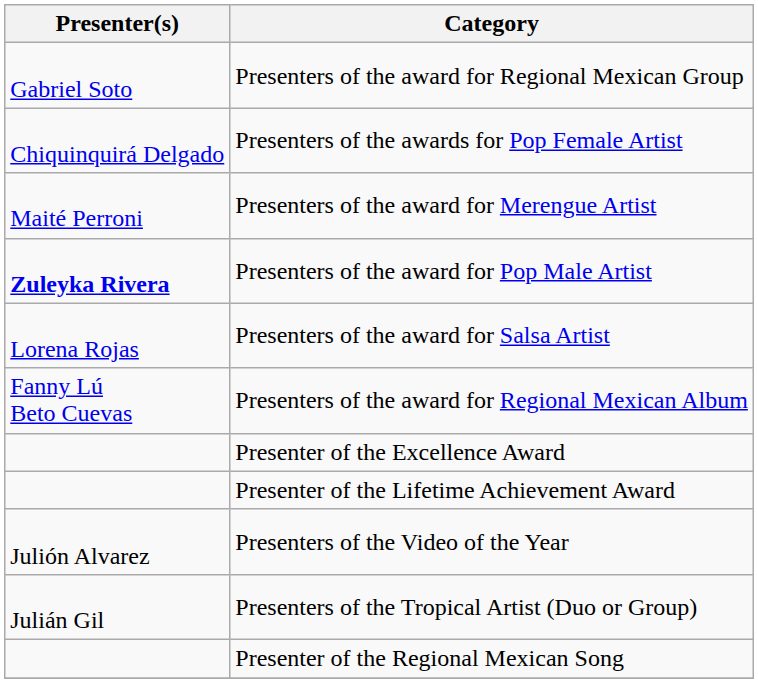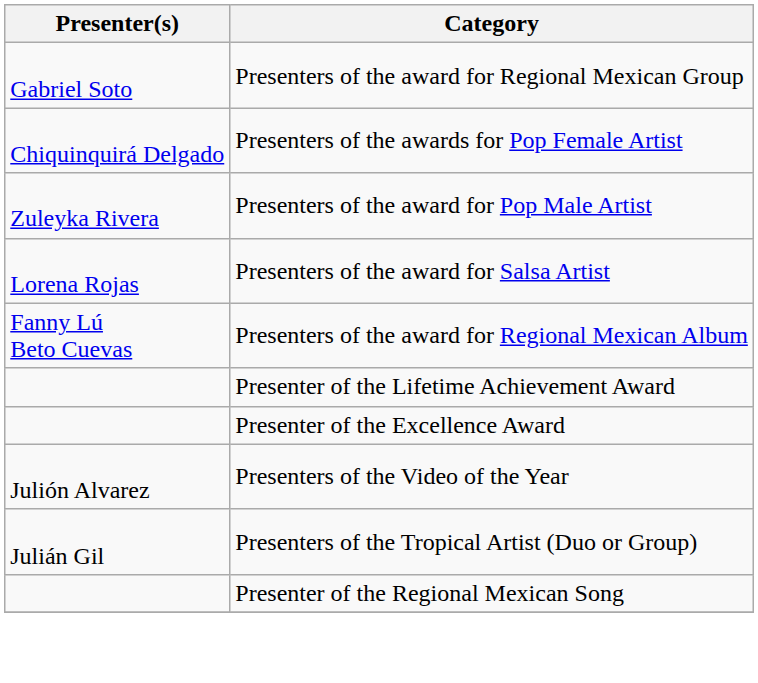- row: (446, 205)
(90, 283) bold -> (85, 218) normal
rows swapped: (455, 490) <-> (400, 451)
